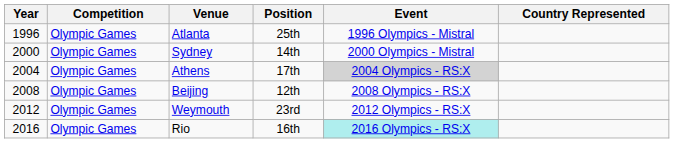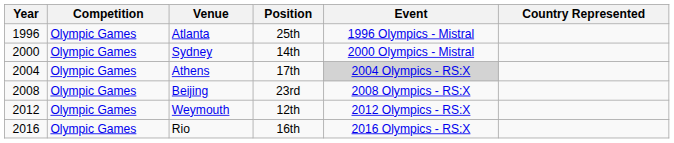(288, 91) 12th -> (288, 91) 23rd
(288, 110) 23rd -> (288, 110) 12th
(411, 129) paleturquoise background -> (411, 129) no background
